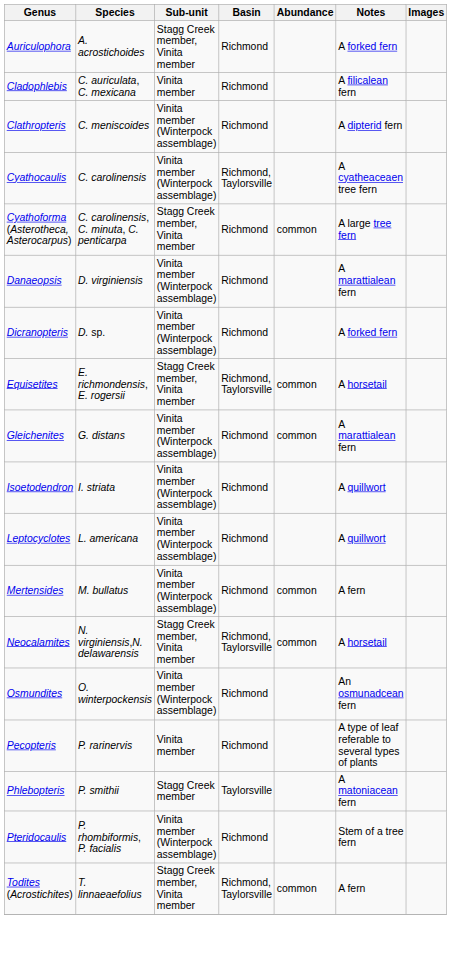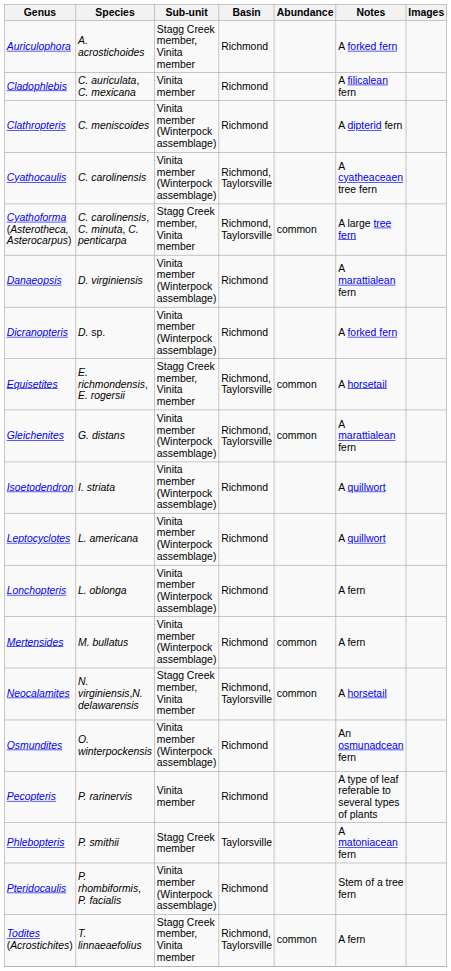(245, 229) Richmond -> (247, 229) Richmond, Taylorsville
(245, 436) Richmond -> (247, 436) Richmond, Taylorsville
+ row: (36, 590)
